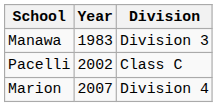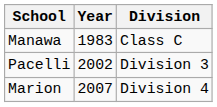(165, 41) Division 3 -> (151, 41) Class C
(151, 65) Class C -> (165, 65) Division 3
